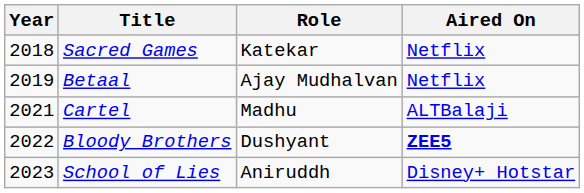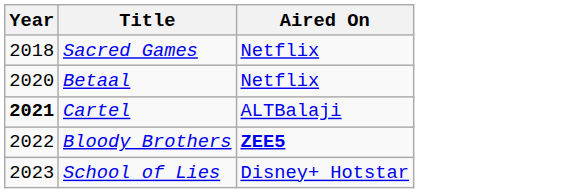- column: (319, 20)
(32, 81) 2019 -> (32, 81) 2020
(32, 112) normal -> (32, 112) bold
